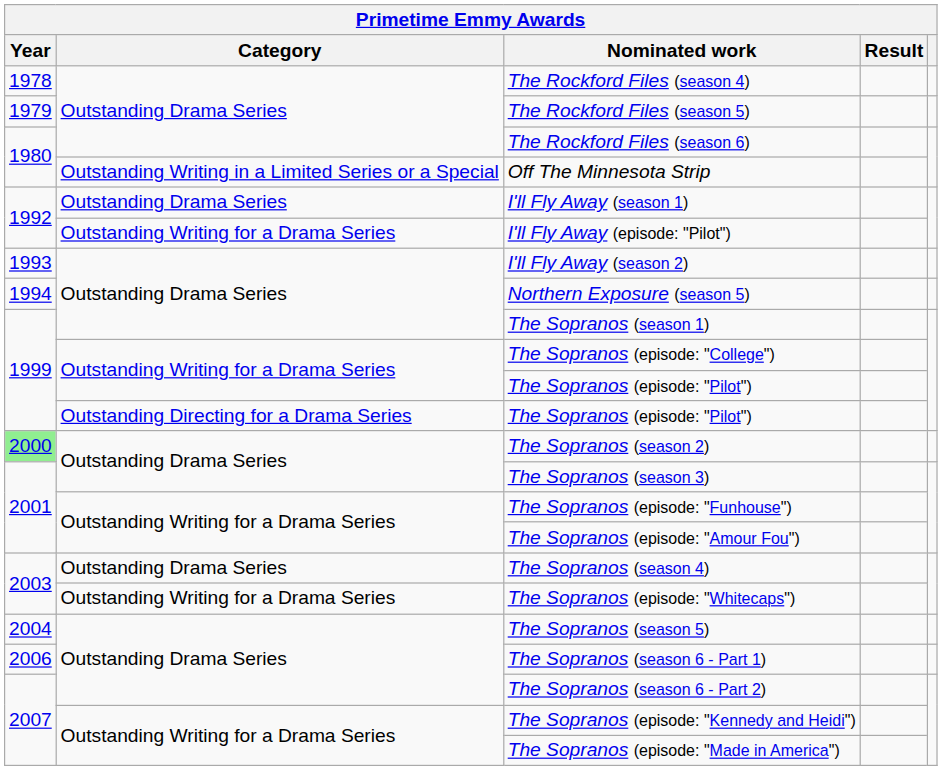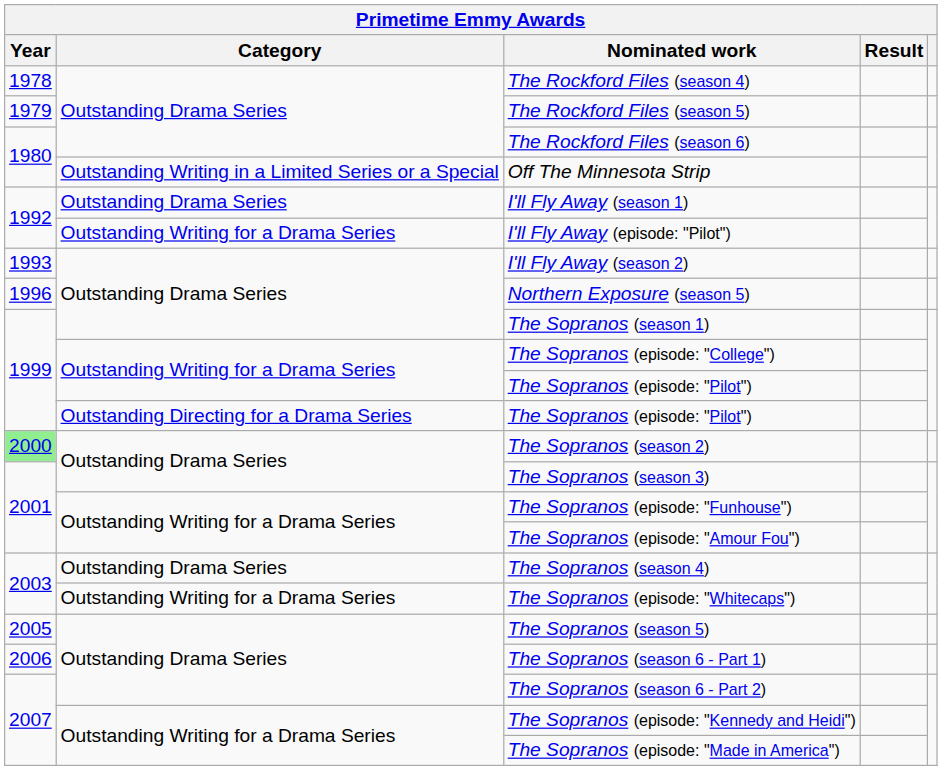(30, 293) 1994 -> (30, 293) 1996
(30, 628) 2004 -> (30, 628) 2005
